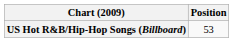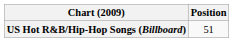(209, 29) 53 -> (209, 29) 51
